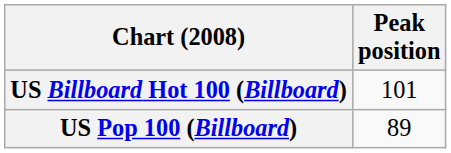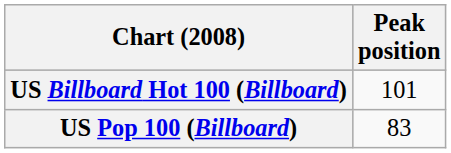(399, 128) 89 -> (399, 128) 83
